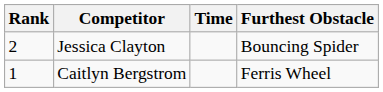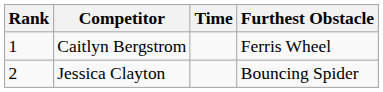rows swapped: (122, 73) <-> (111, 45)
